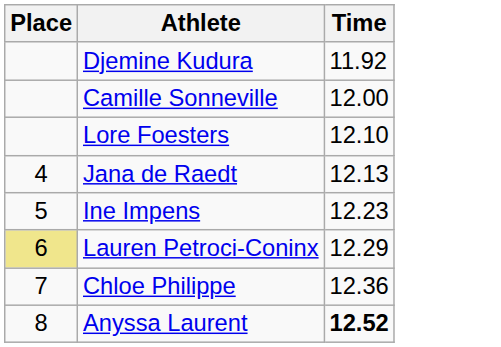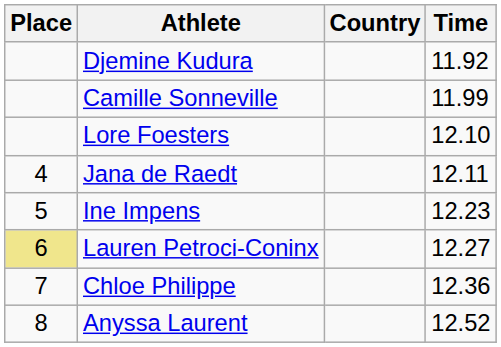+ column: (375, 23)
(359, 98) 12.00 -> (460, 98) 11.99
(359, 173) 12.13 -> (460, 173) 12.11
(359, 248) 12.29 -> (461, 248) 12.27
(359, 323) bold -> (461, 323) normal
